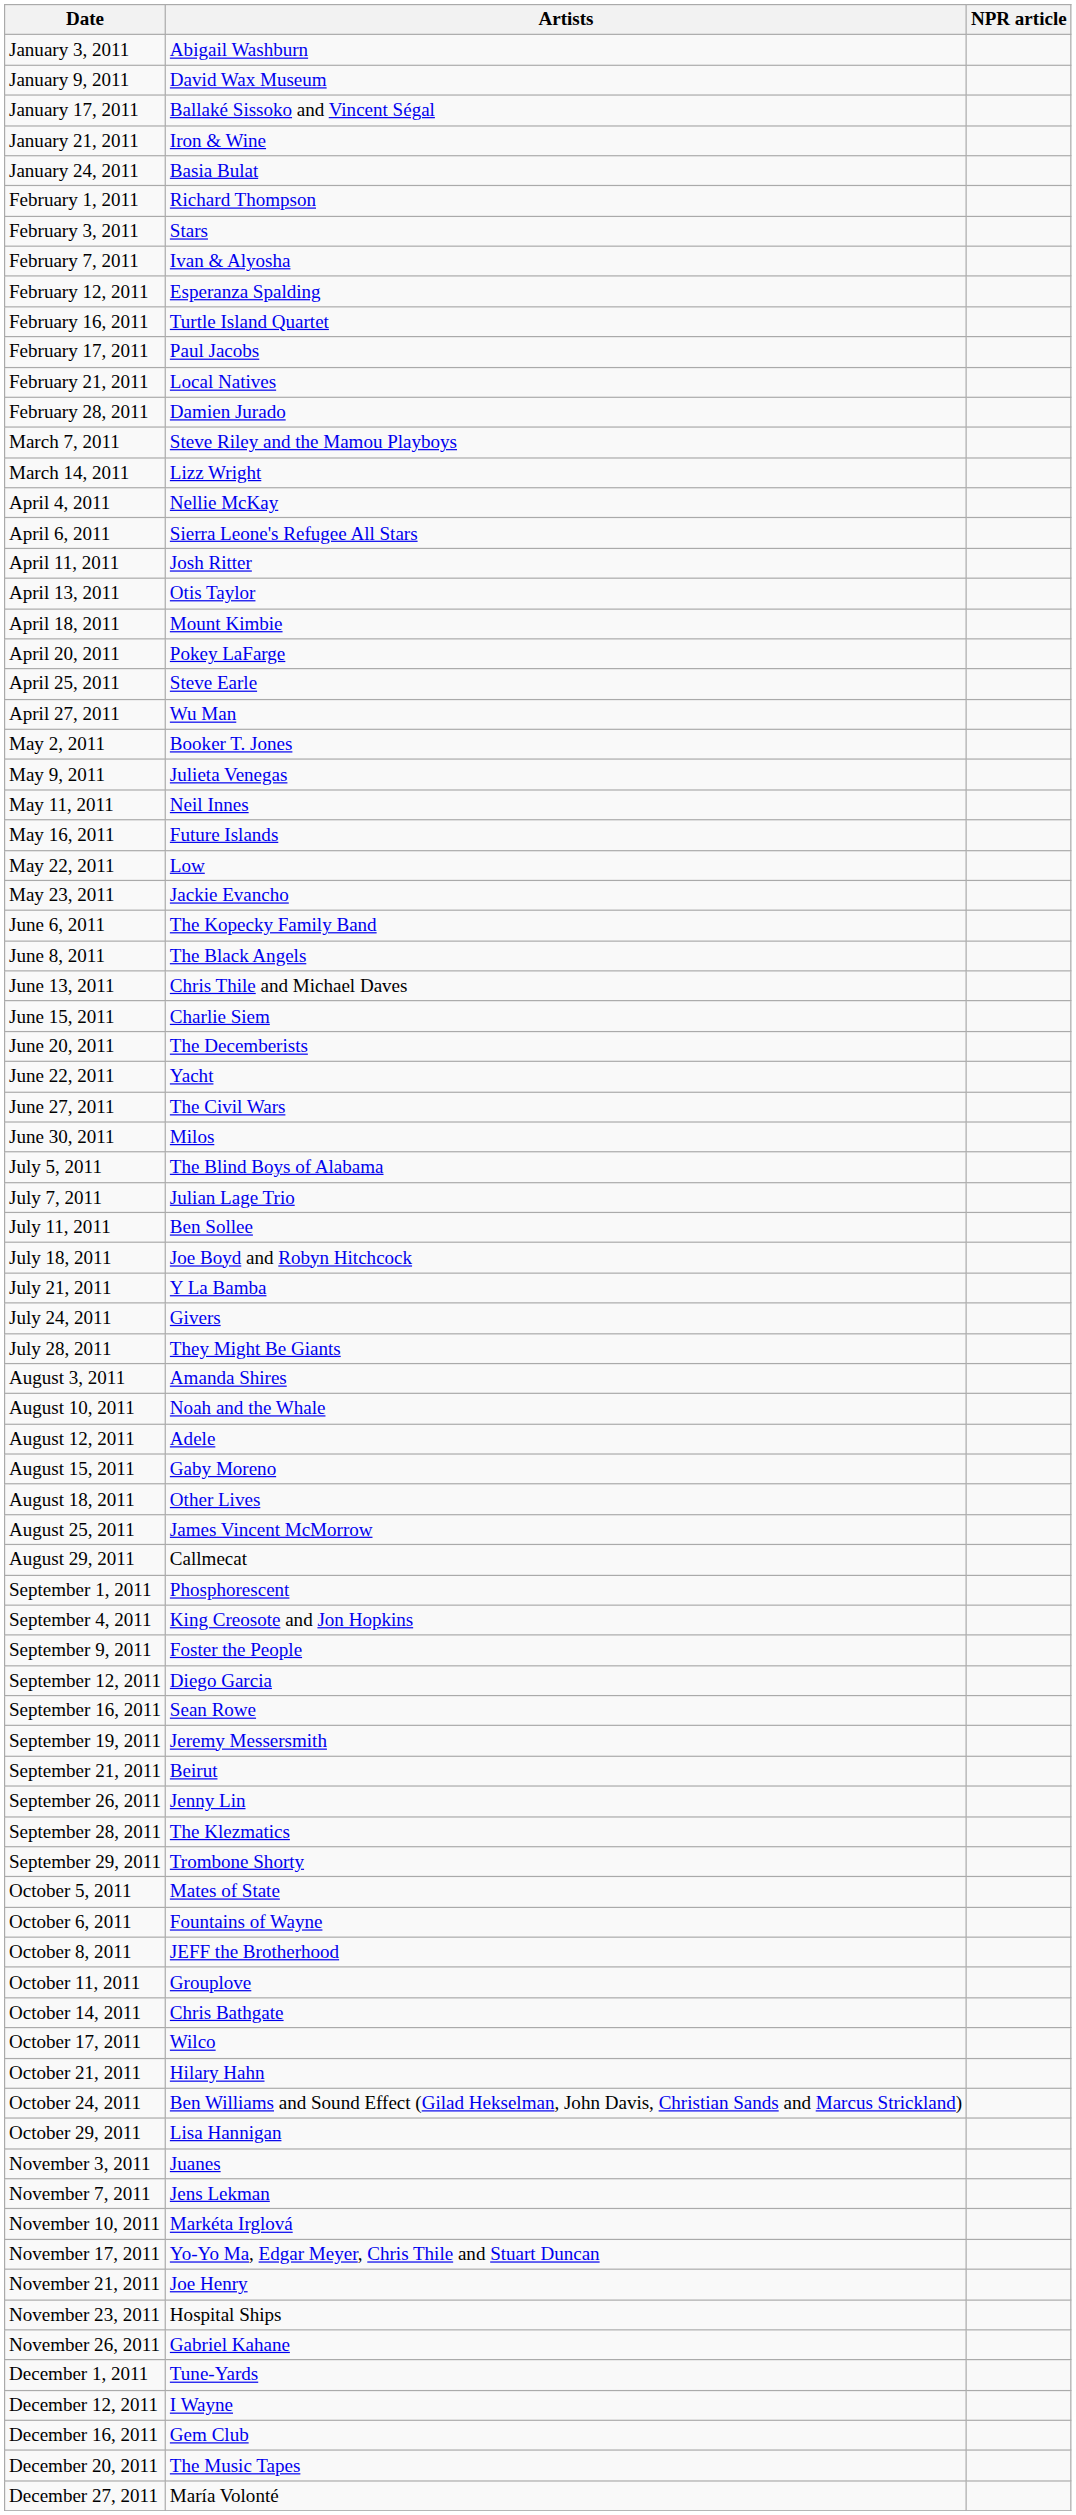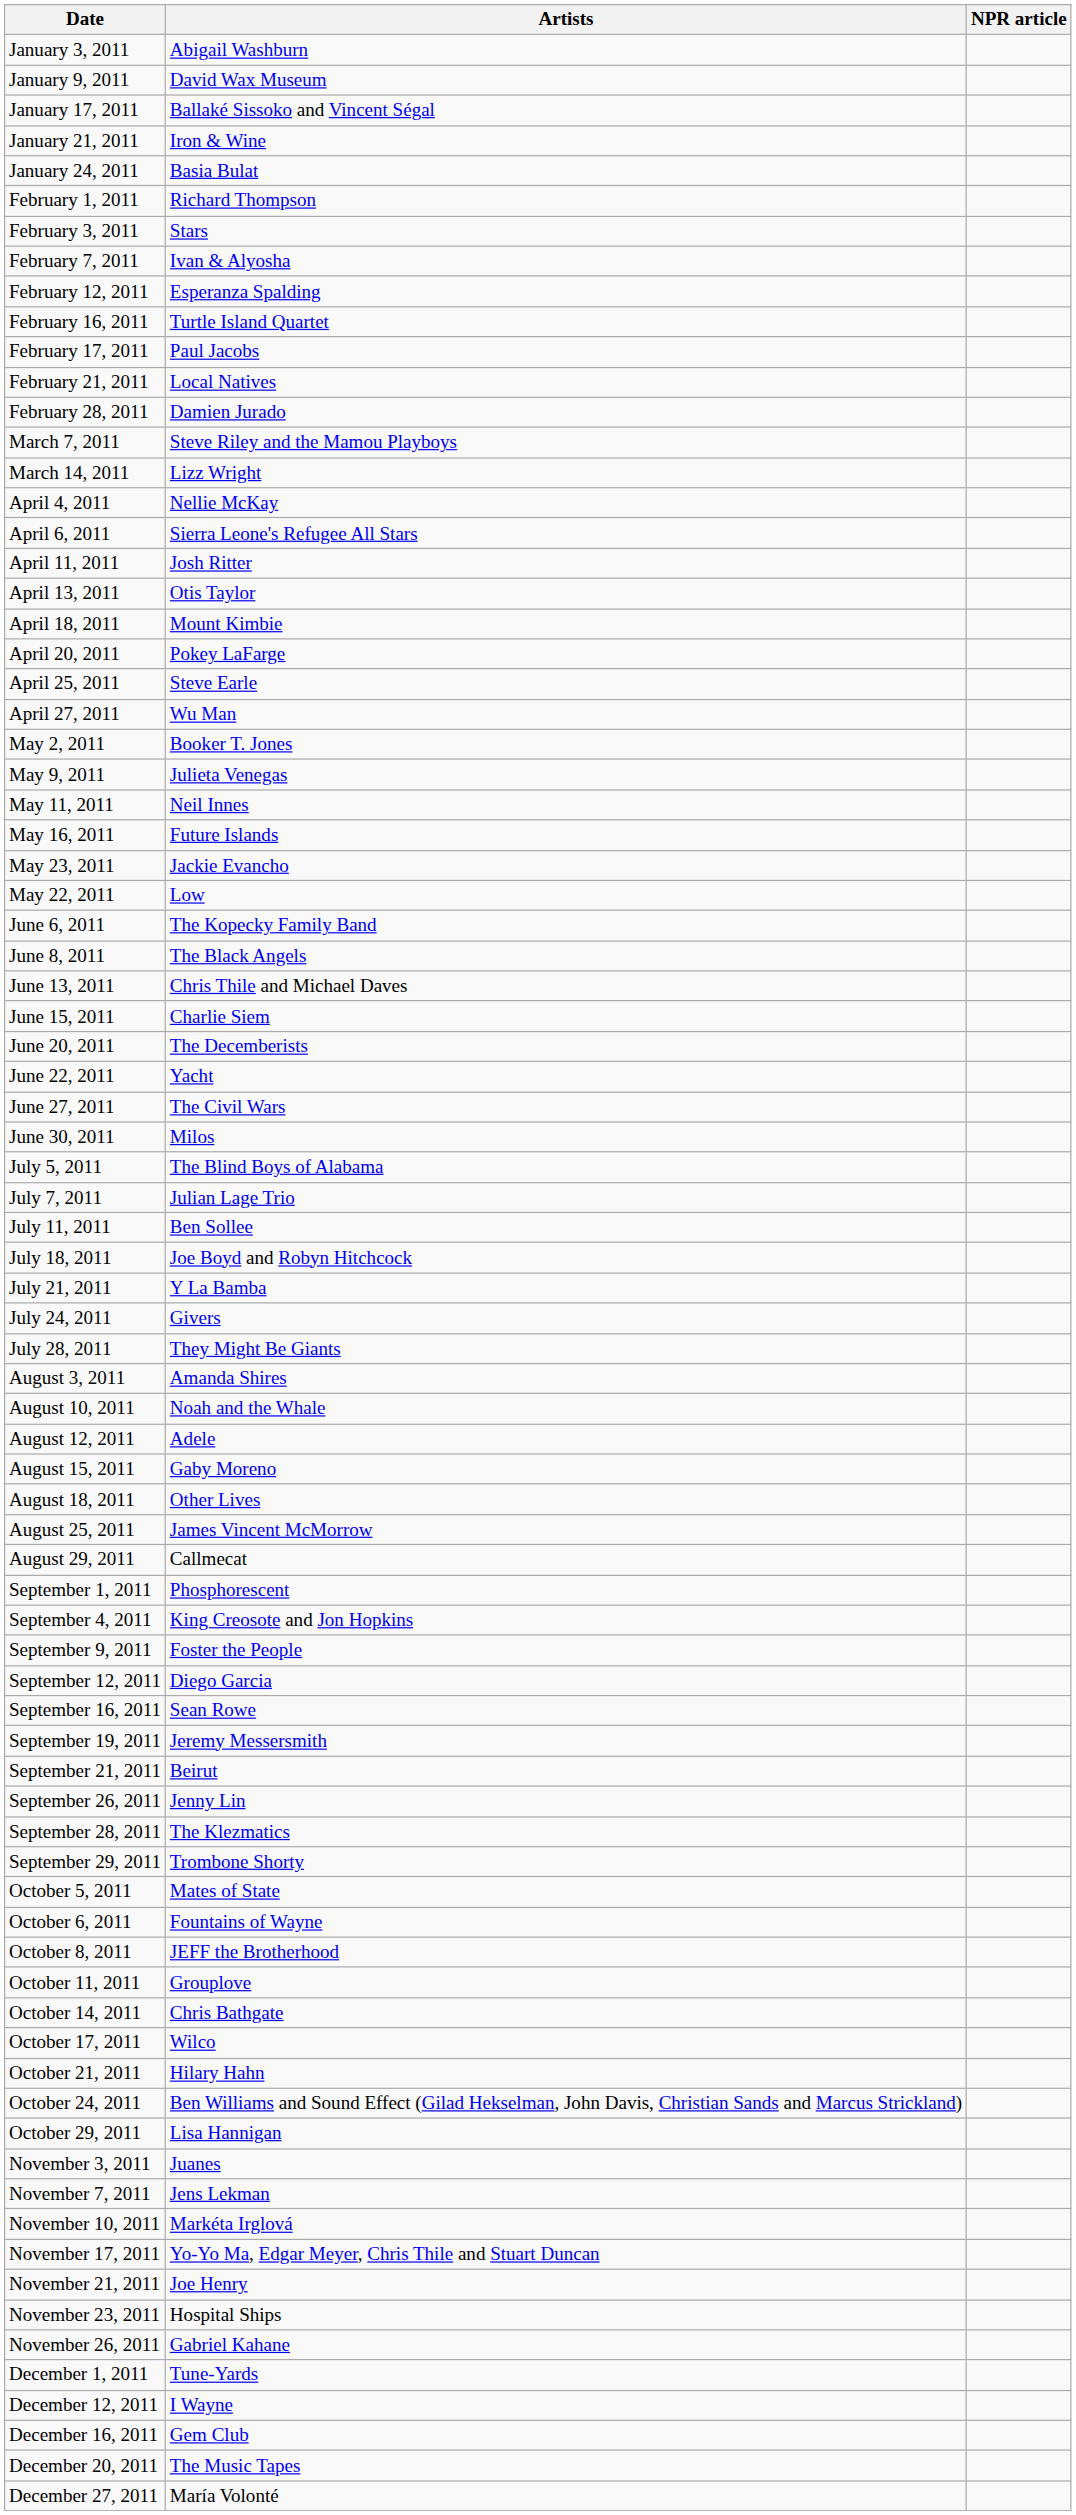rows swapped: (62, 865) <-> (62, 895)
